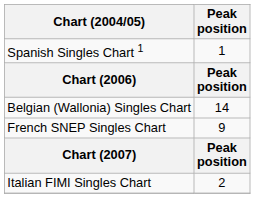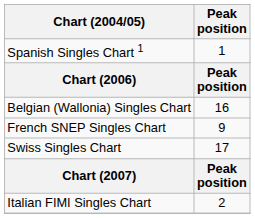(222, 107) 14 -> (222, 107) 16
+ row: (64, 148)
